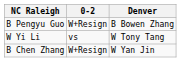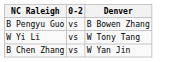(88, 24) W+Resign -> (73, 24) vs
(88, 50) W+Resign -> (73, 50) vs
